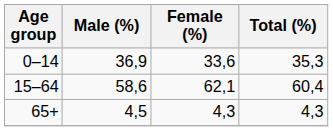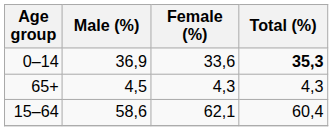(308, 61) normal -> (308, 61) bold
rows swapped: (36, 86) <-> (45, 112)
